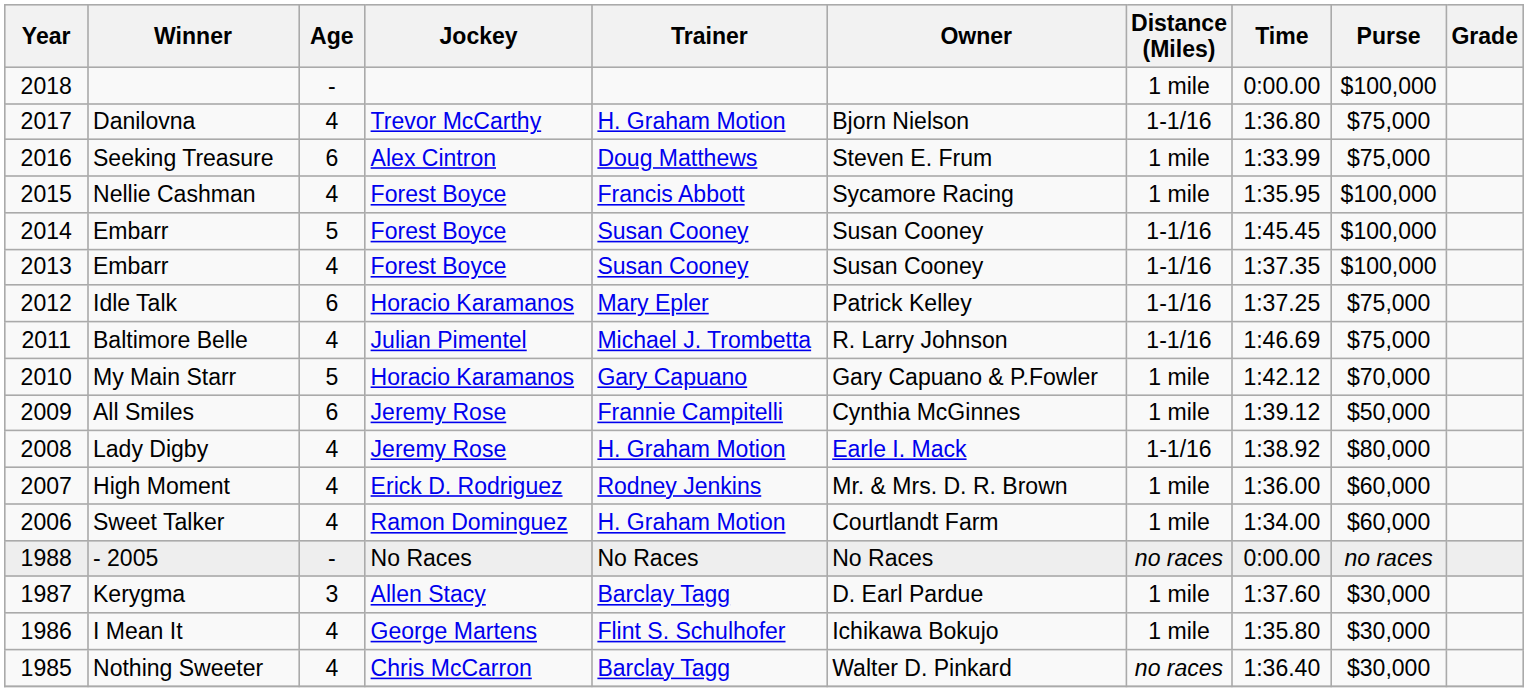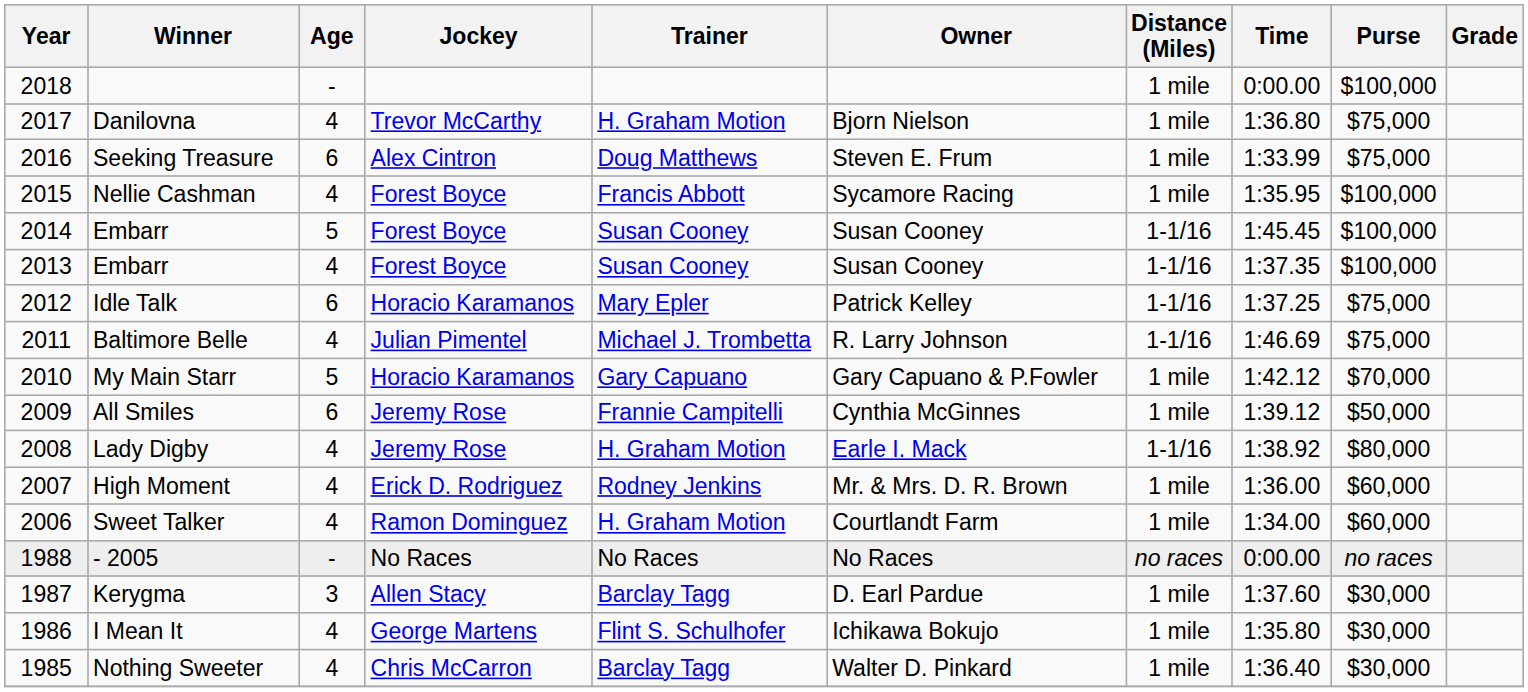(1179, 122) 1-1/16 -> (1179, 122) 1 mile
(1179, 668) no races -> (1179, 668) 1 mile
